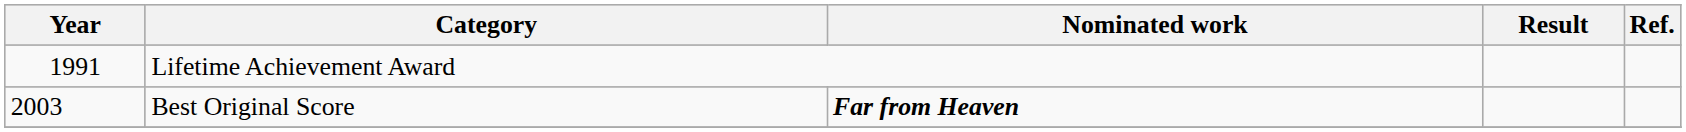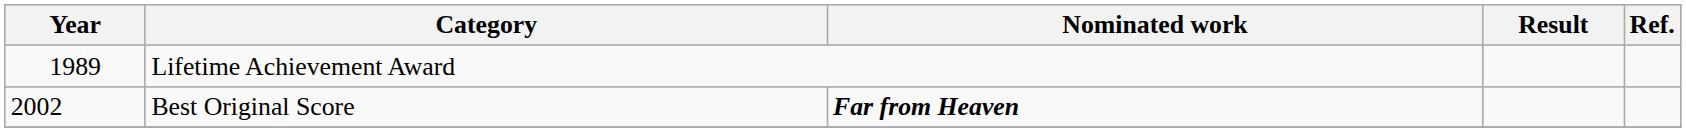(75, 65) 1991 -> (75, 65) 1989
(37, 106) 2003 -> (37, 106) 2002
